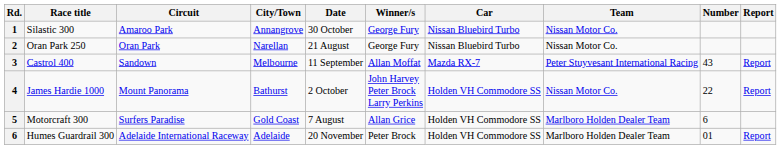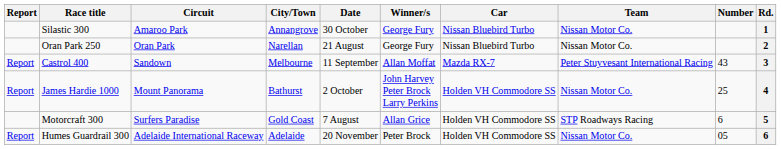columns swapped: (14, 13) <-> (758, 13)
(708, 91) 22 -> (723, 91) 25
(608, 120) Marlboro Holden Dealer Team -> (607, 120) STP Roadways Racing
(608, 136) Marlboro Holden Dealer Team -> (596, 136) Nissan Motor Co.
(708, 136) 01 -> (723, 136) 05
